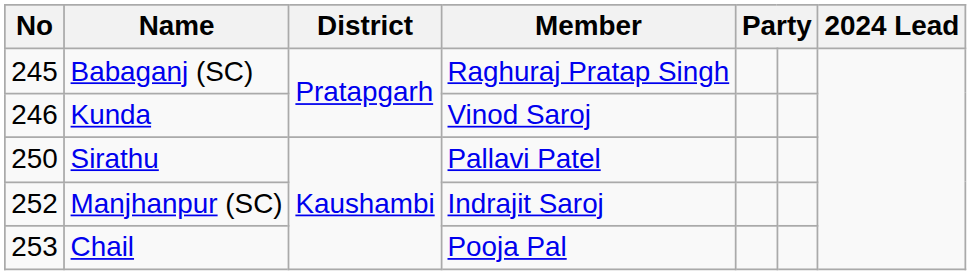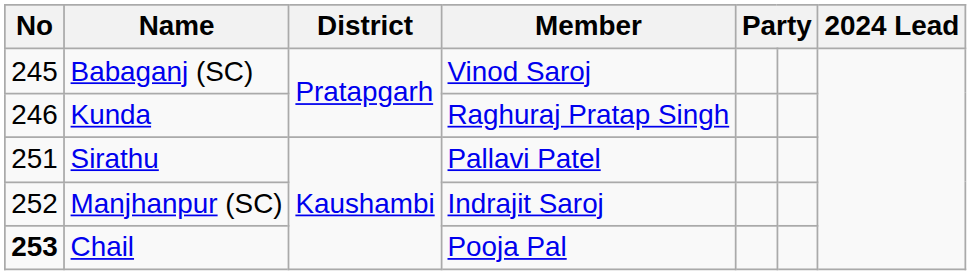(588, 70) Raghuraj Pratap Singh -> (519, 70) Vinod Saroj
(519, 114) Vinod Saroj -> (588, 114) Raghuraj Pratap Singh
(35, 159) 250 -> (35, 159) 251
(35, 247) normal -> (35, 247) bold
